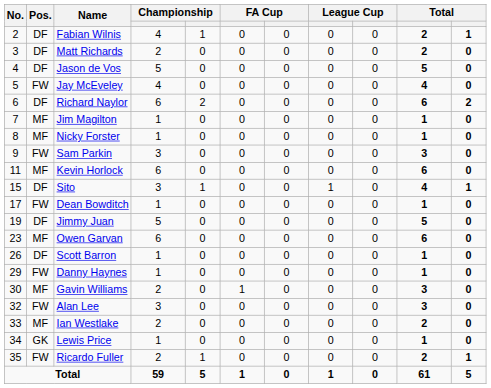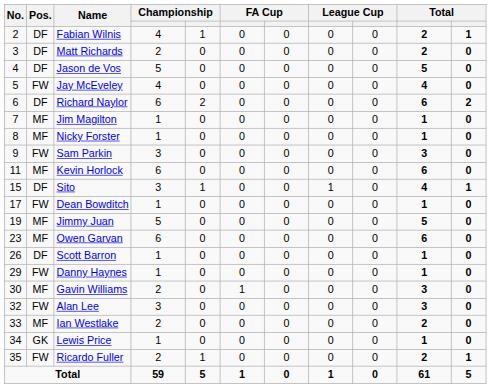(40, 221) DF -> (40, 221) MF
